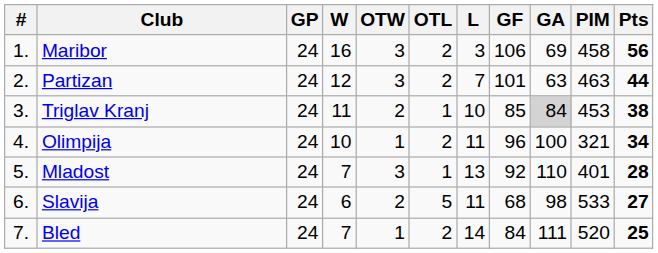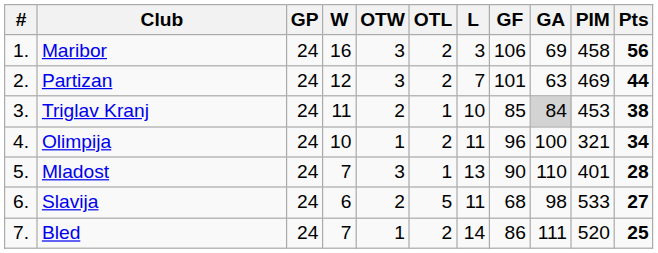(594, 80) 463 -> (594, 80) 469
(515, 171) 92 -> (515, 171) 90
(515, 232) 84 -> (515, 232) 86
